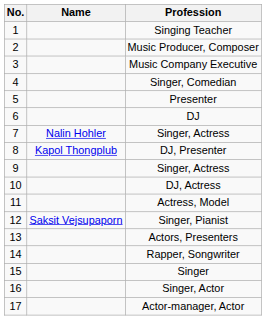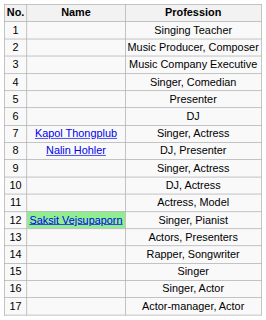(76, 133) Nalin Hohler -> (76, 133) Kapol Thongplub
(76, 151) Kapol Thongplub -> (76, 151) Nalin Hohler
(76, 220) no background -> (76, 220) lightgreen background
